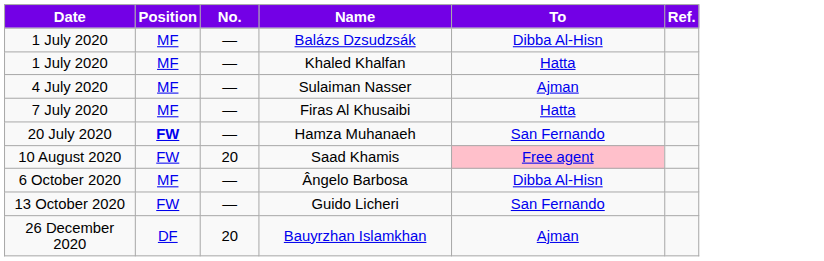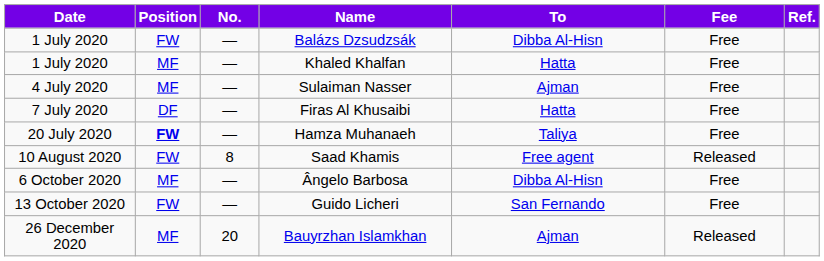+ column: (724, 17)
(168, 40) MF -> (168, 40) FW
(168, 110) MF -> (168, 110) DF
(558, 134) San Fernando -> (558, 134) Taliya
(230, 157) 20 -> (230, 157) 8
(558, 157) pink background -> (558, 157) no background
(168, 236) DF -> (168, 236) MF
